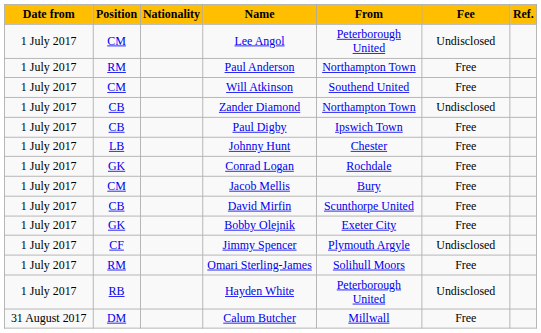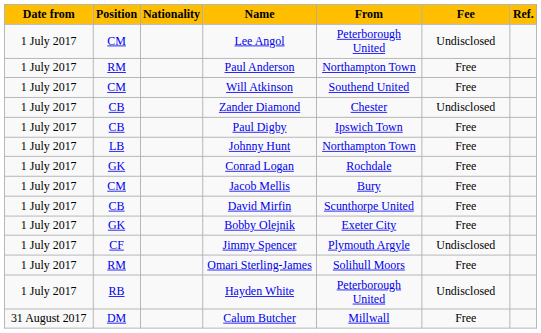(369, 107) Northampton Town -> (369, 107) Chester
(369, 147) Chester -> (369, 147) Northampton Town
